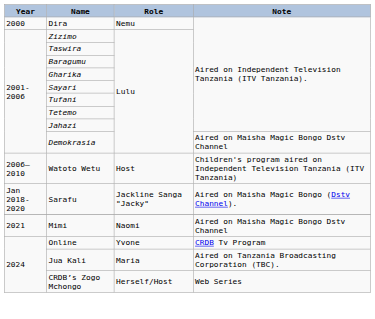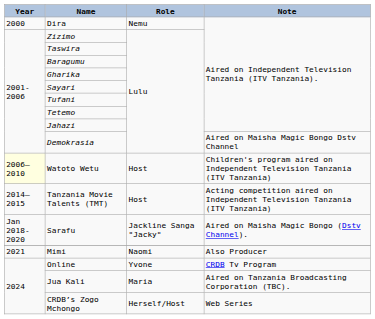(18, 168) no background -> (18, 168) lightyellow background
+ row: (80, 199)
(270, 225) Aired on Maisha Magic Bongo Dstv Channel -> (236, 252) Also Producer
